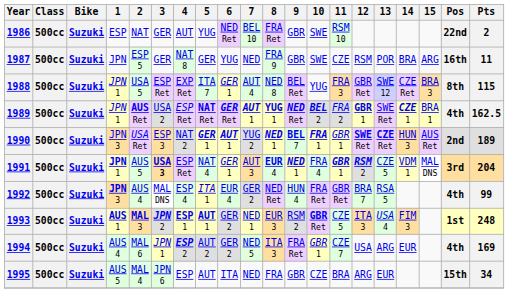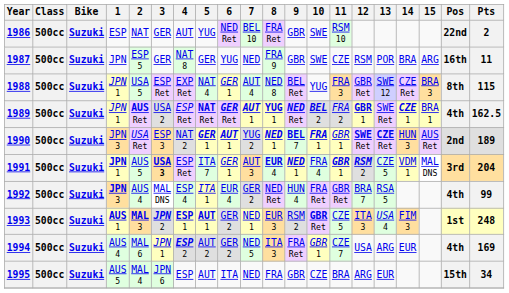(207, 87) ITA 7 -> (207, 87) NAT 4
(207, 168) NAT 4 -> (207, 168) ITA 7
